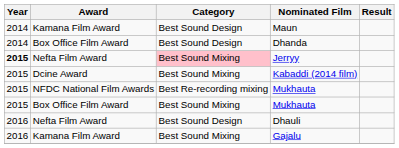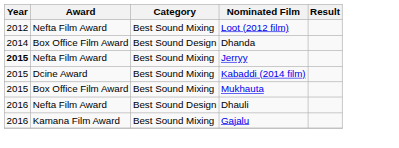+ row: (70, 27)
- row: (76, 27)
(199, 58) pink background -> (174, 58) no background
- row: (93, 89)
